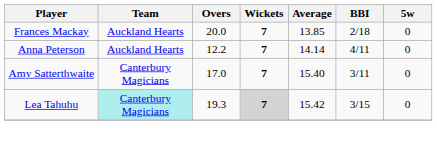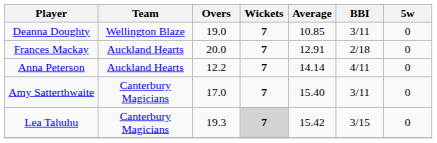+ row: (51, 31)
(312, 31) 13.85 -> (312, 49) 12.91
(145, 104) paleturquoise background -> (145, 122) no background
